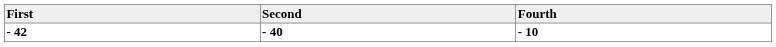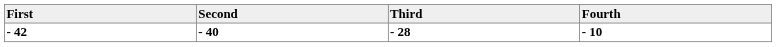+ column: (406, 13)
